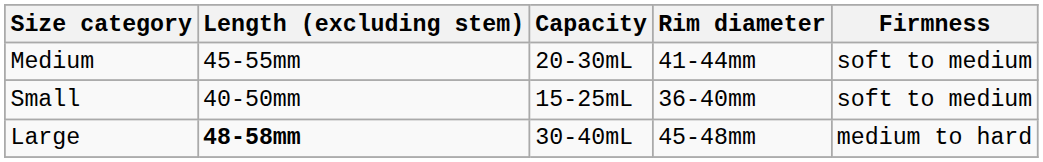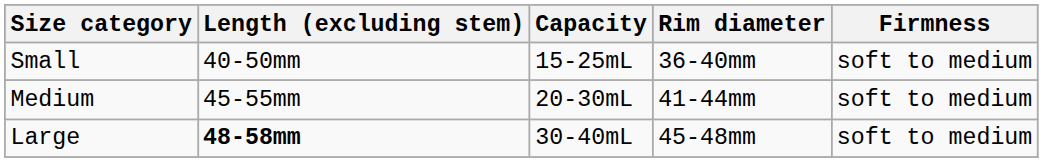rows swapped: (45, 100) <-> (52, 62)
(935, 138) medium to hard -> (935, 138) soft to medium
